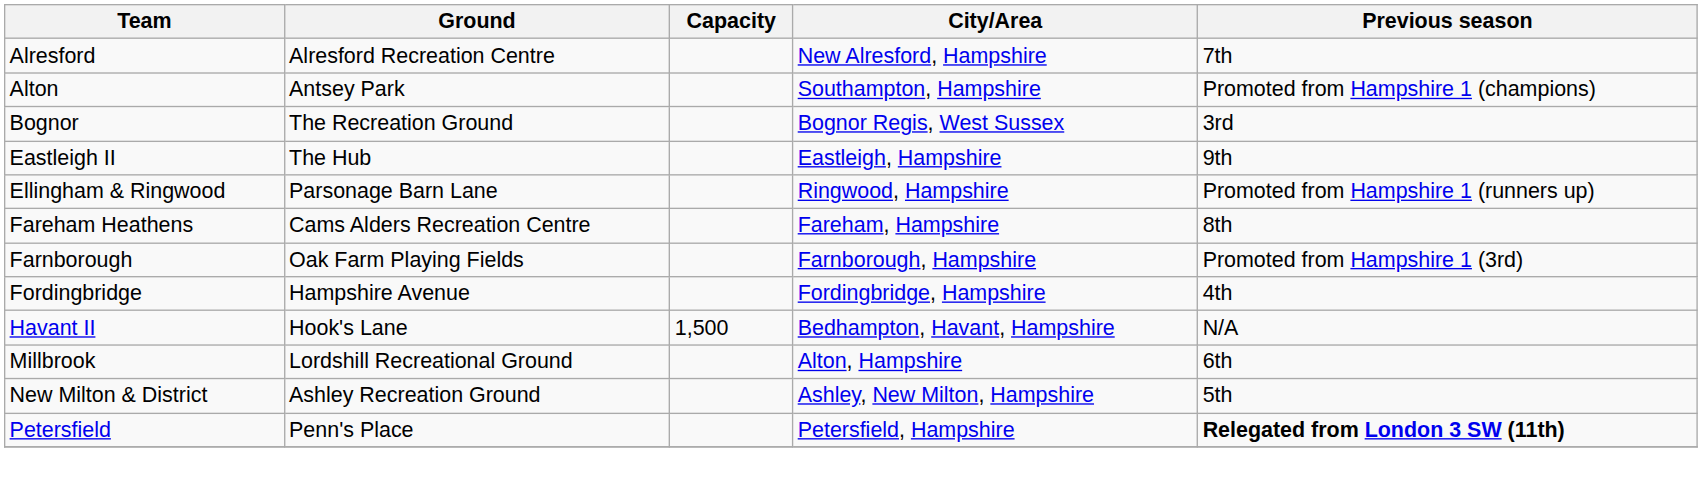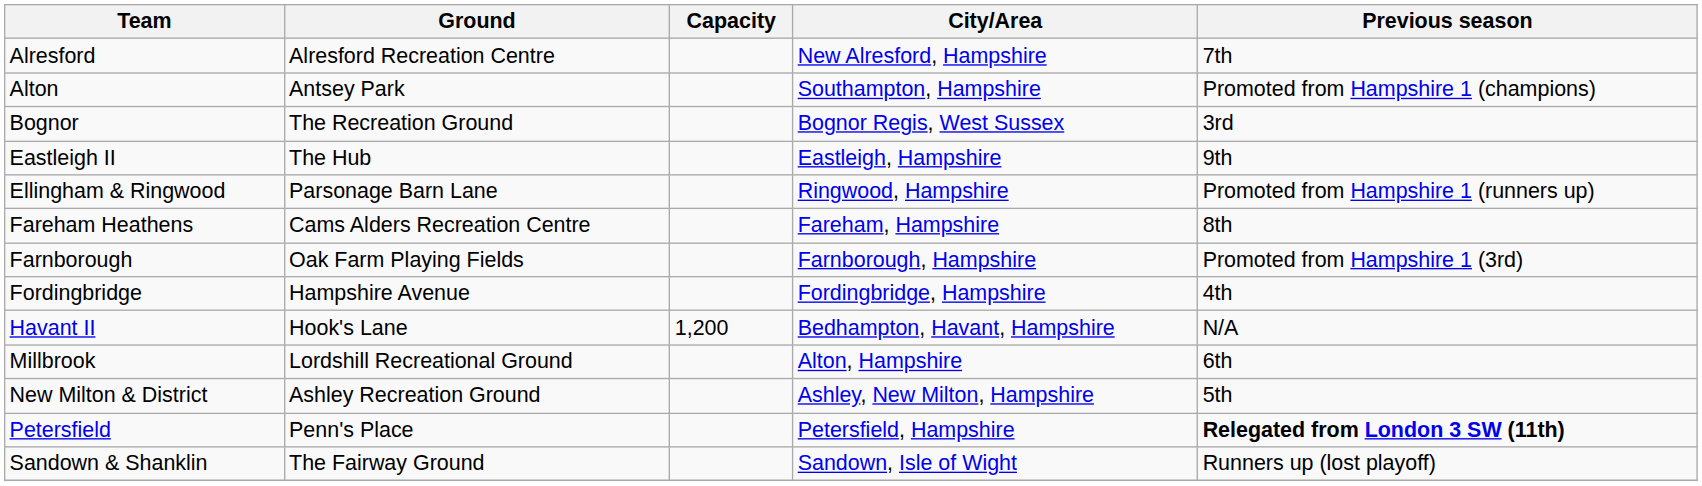(702, 327) 1,500 -> (702, 327) 1,200
+ row: (109, 463)
